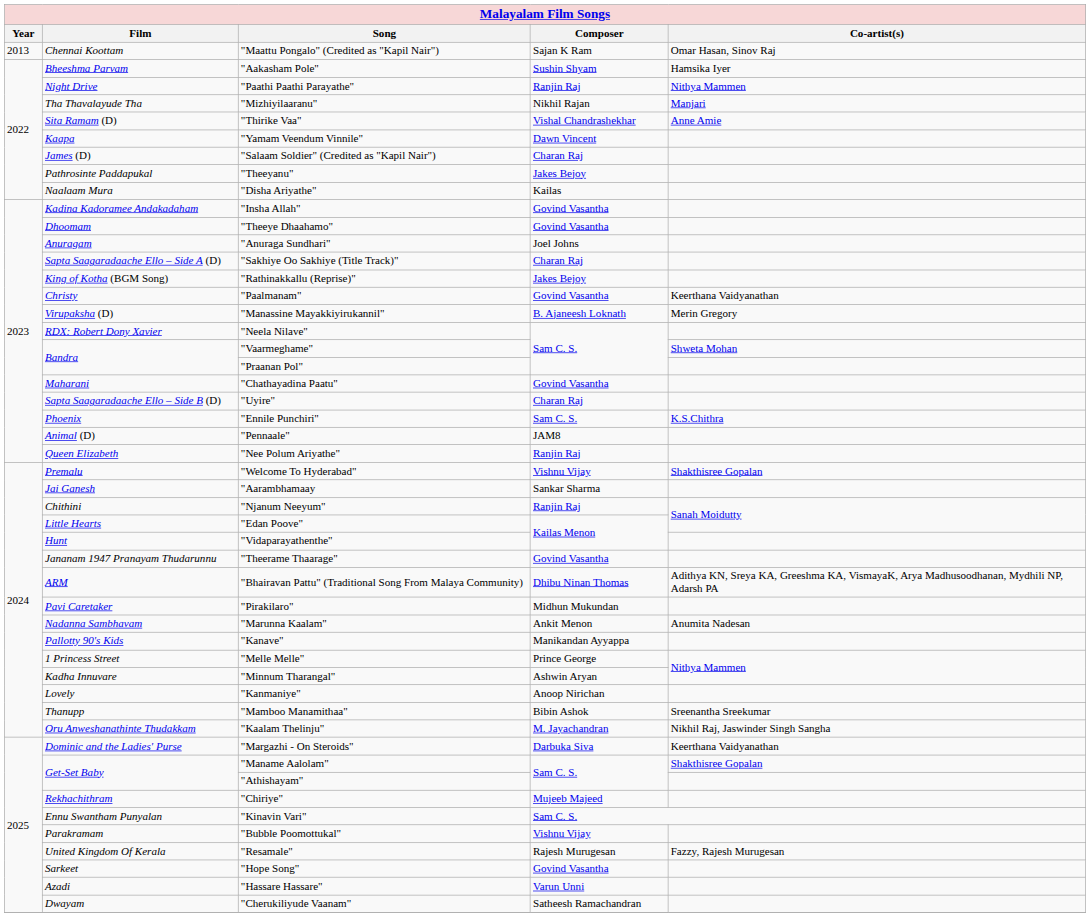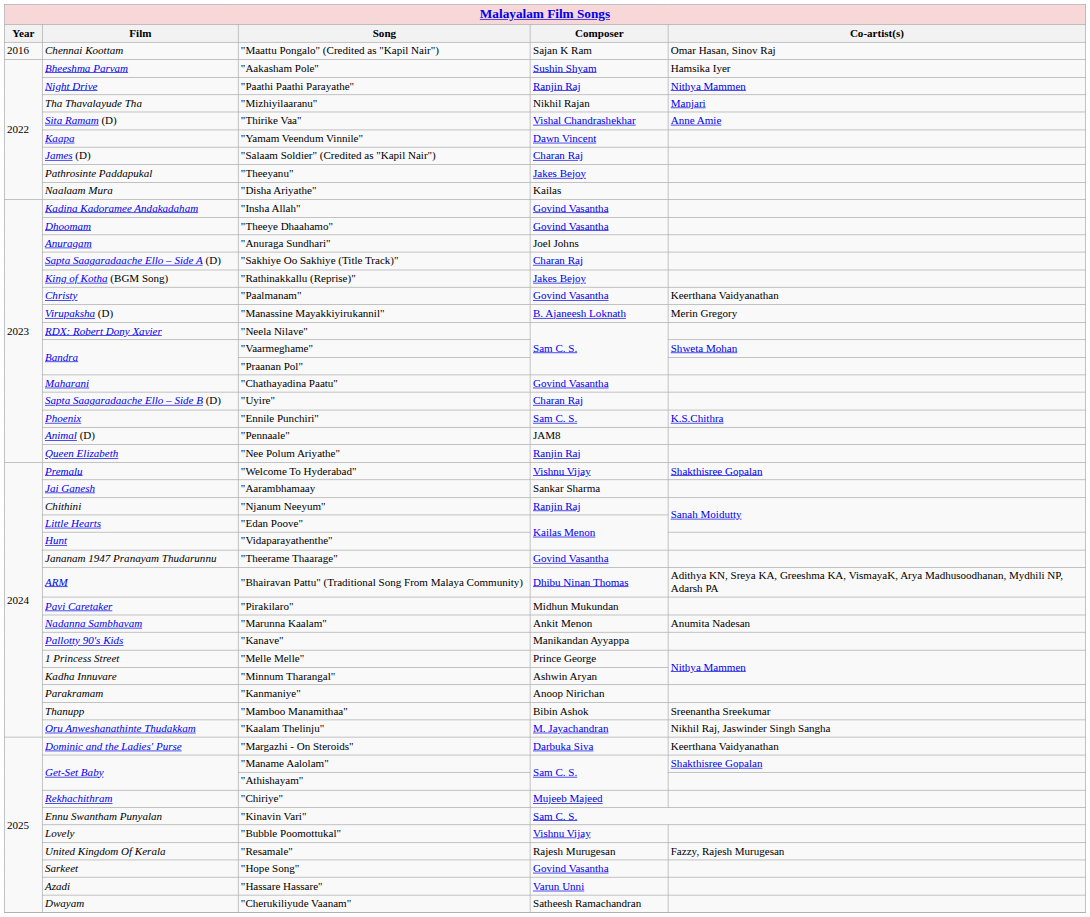(18, 51) 2013 -> (18, 51) 2016
(60, 693) Lovely -> (74, 693) Parakramam
(74, 833) Parakramam -> (60, 833) Lovely
